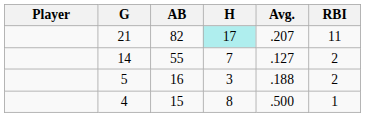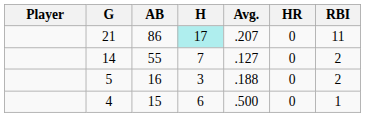+ column: (292, 15)
(177, 36) 82 -> (155, 36) 86
(229, 101) 8 -> (200, 101) 6
